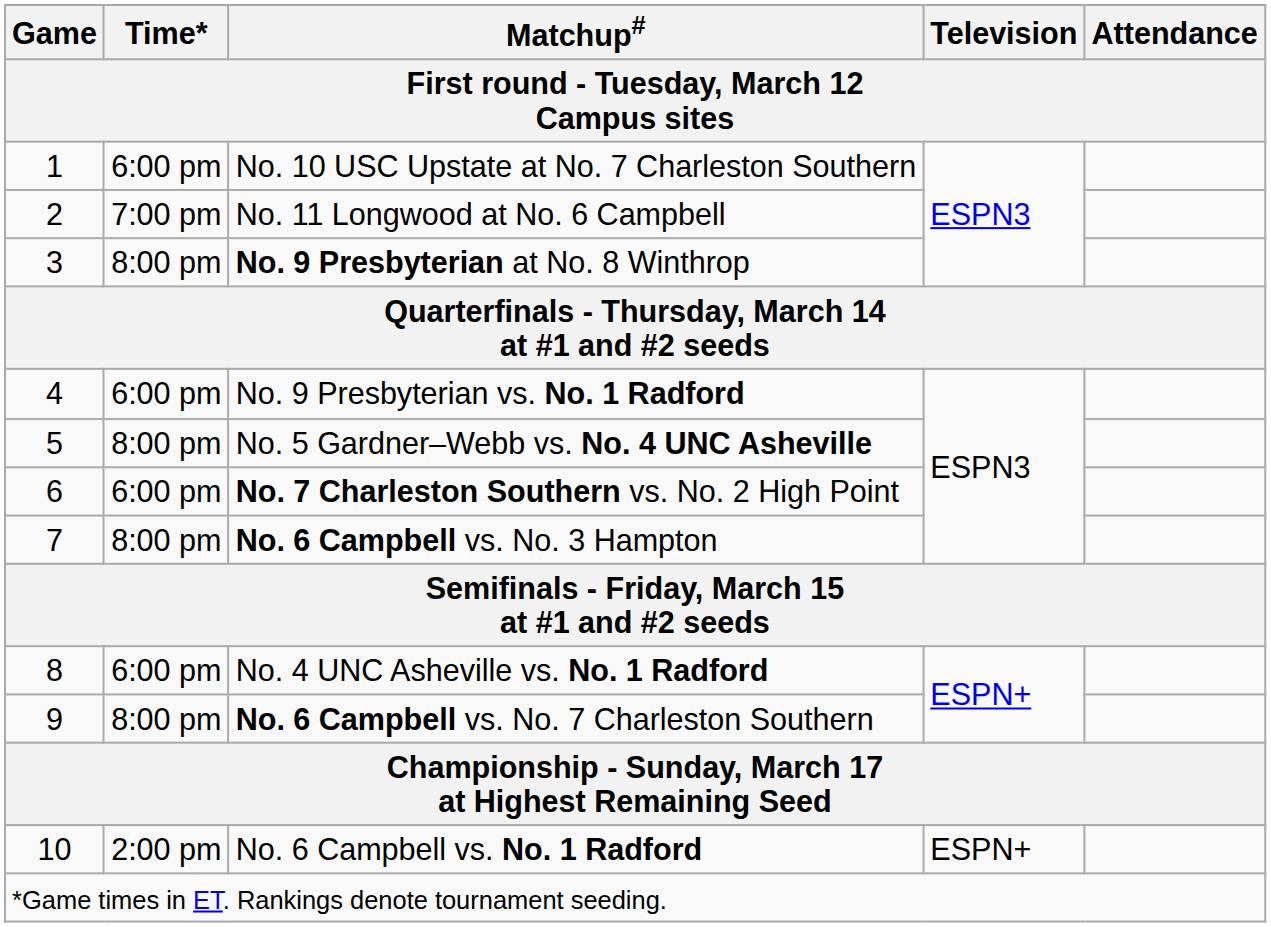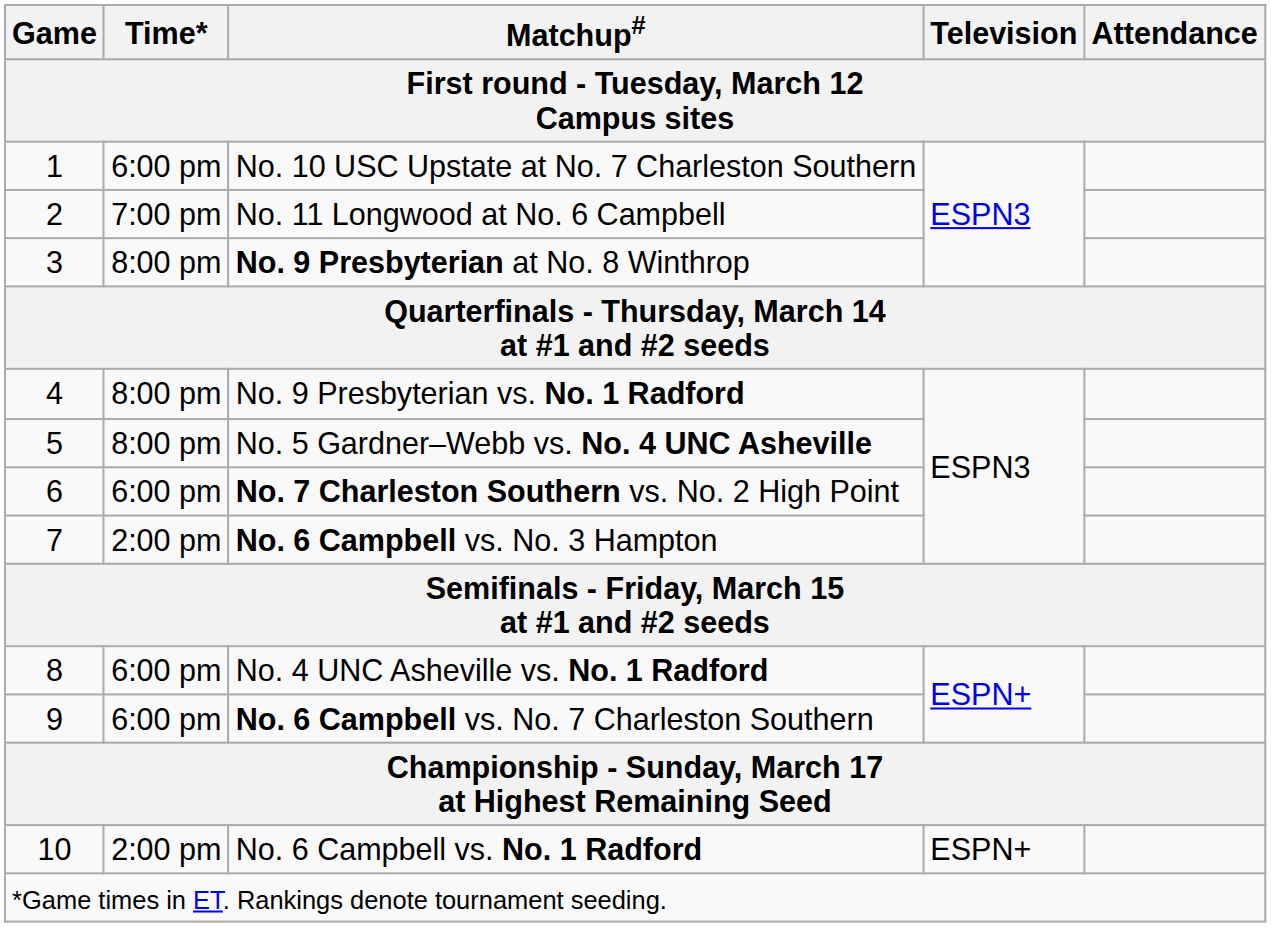(166, 394) 6:00 pm -> (166, 394) 8:00 pm
(166, 539) 8:00 pm -> (166, 539) 2:00 pm
(166, 718) 8:00 pm -> (166, 718) 6:00 pm
